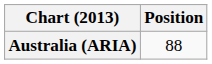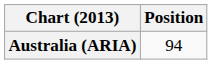(174, 45) 88 -> (174, 45) 94
